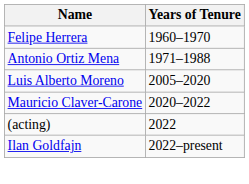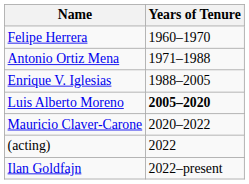+ row: (60, 80)
(180, 80) normal -> (180, 102) bold
